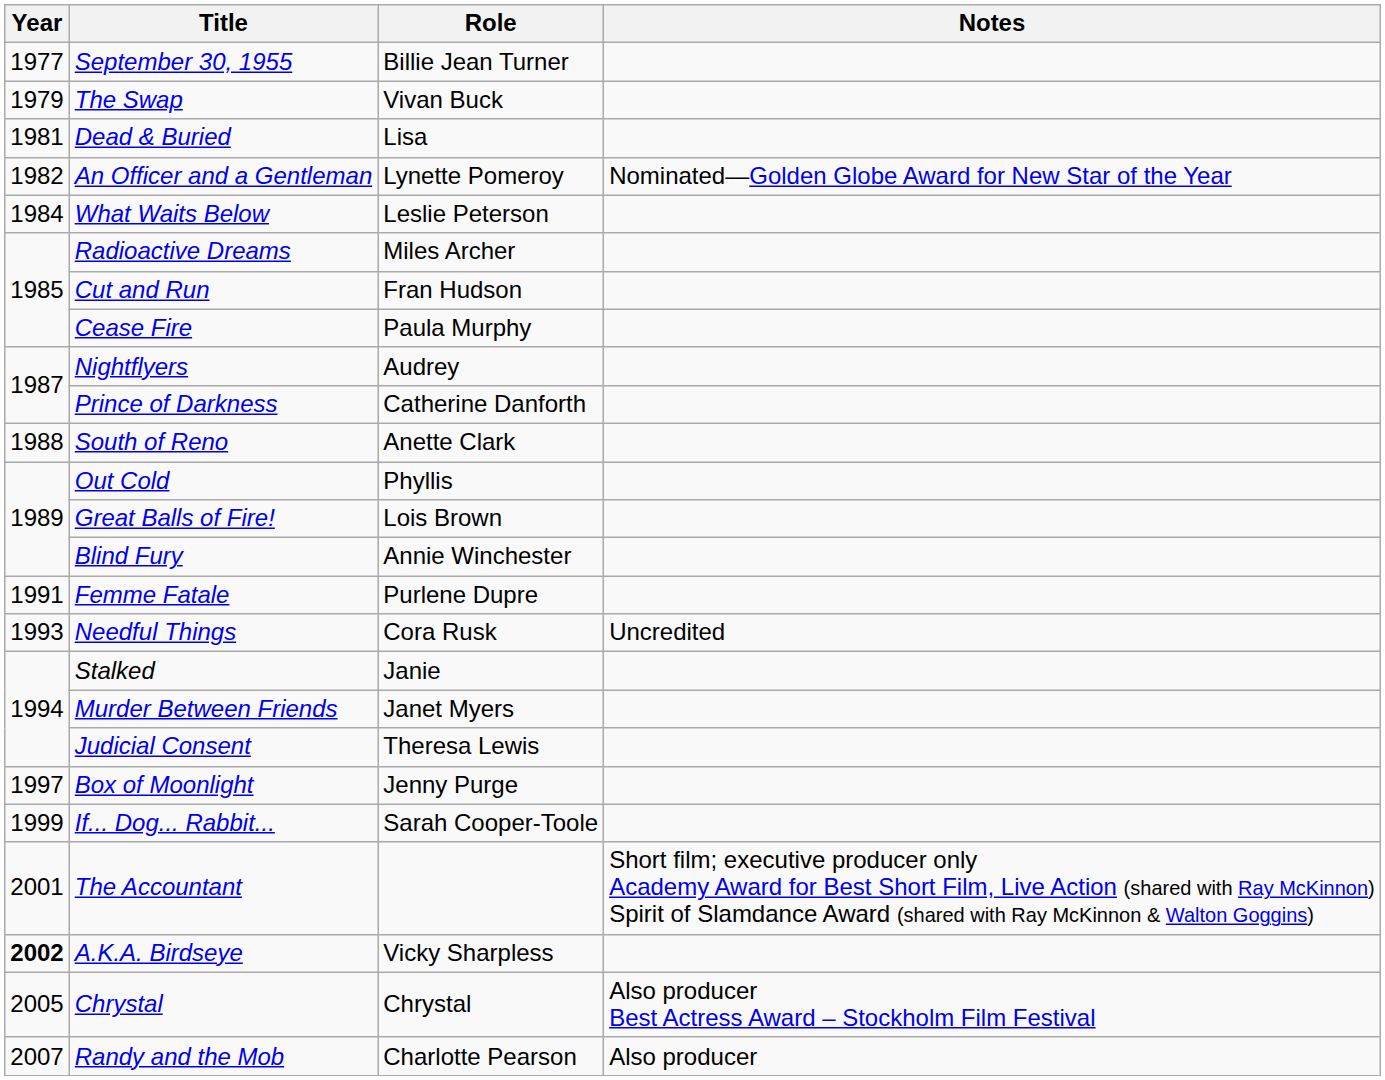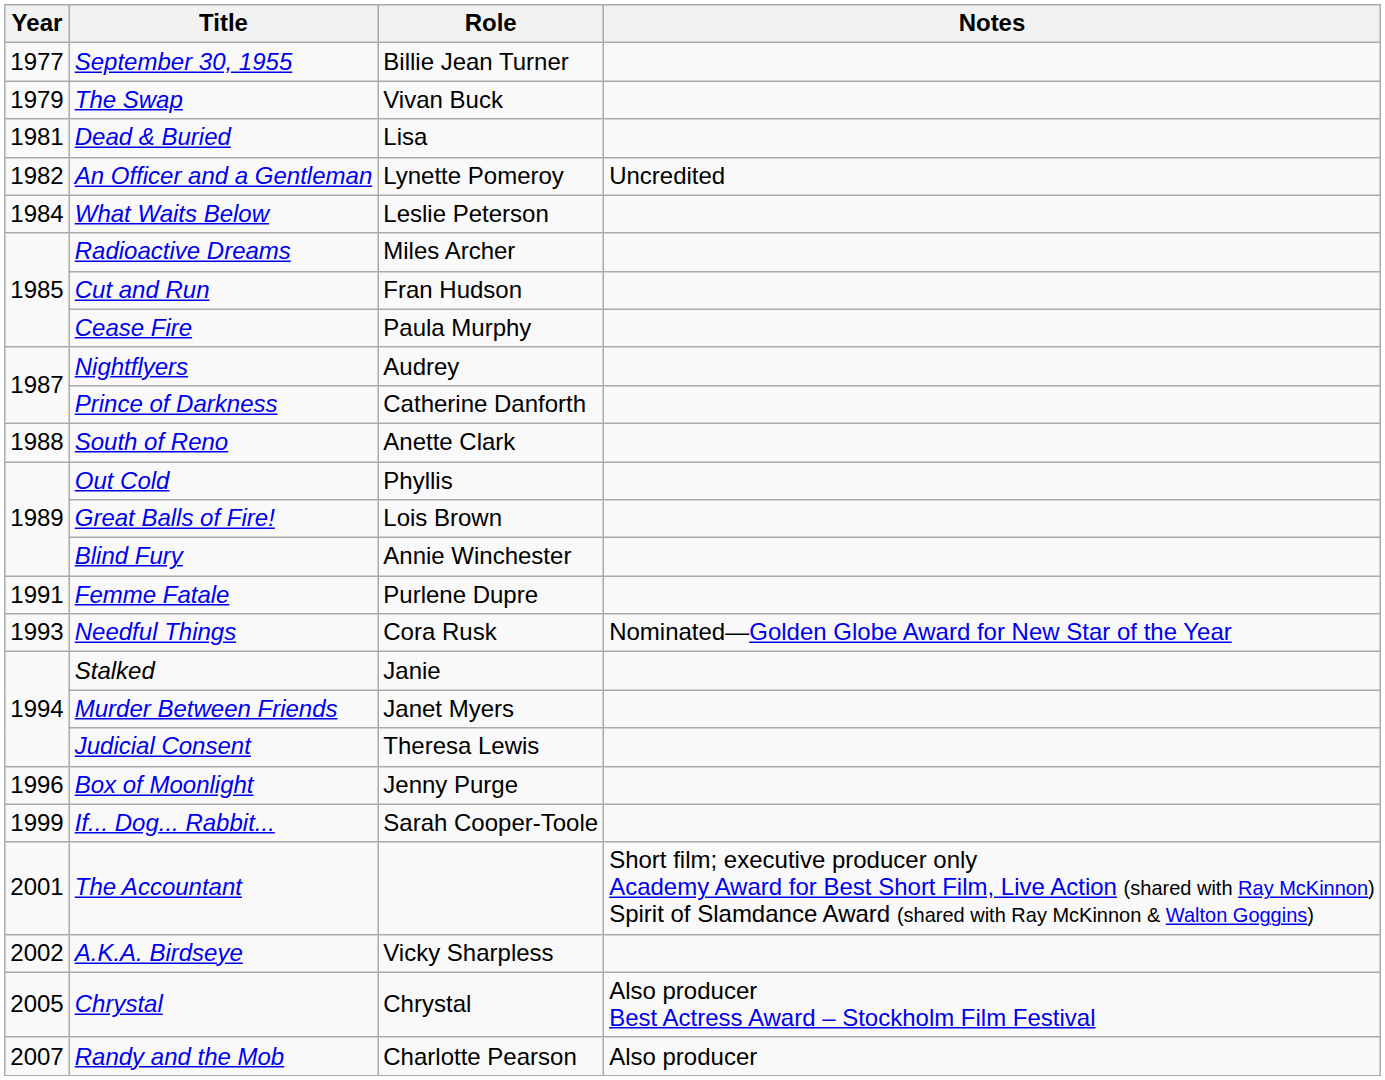(920, 175) Nominated—Golden Globe Award for New Star of the Year -> (667, 175) Uncredited
(667, 632) Uncredited -> (920, 632) Nominated—Golden Globe Award for New Star of the Year
(37, 784) 1997 -> (37, 784) 1996
(37, 952) bold -> (37, 952) normal
